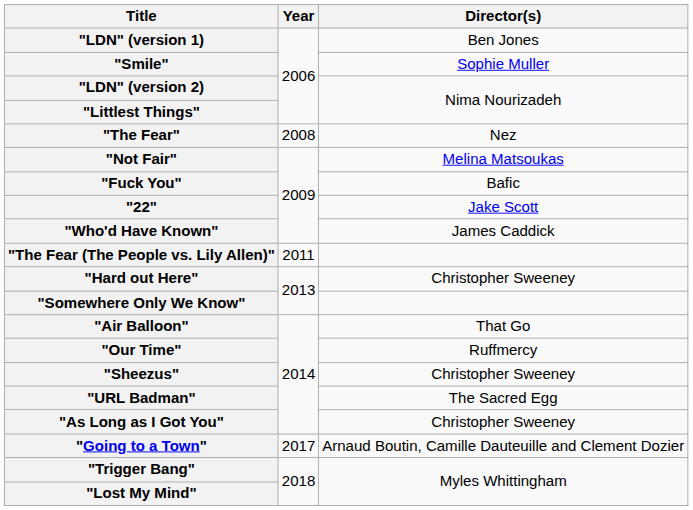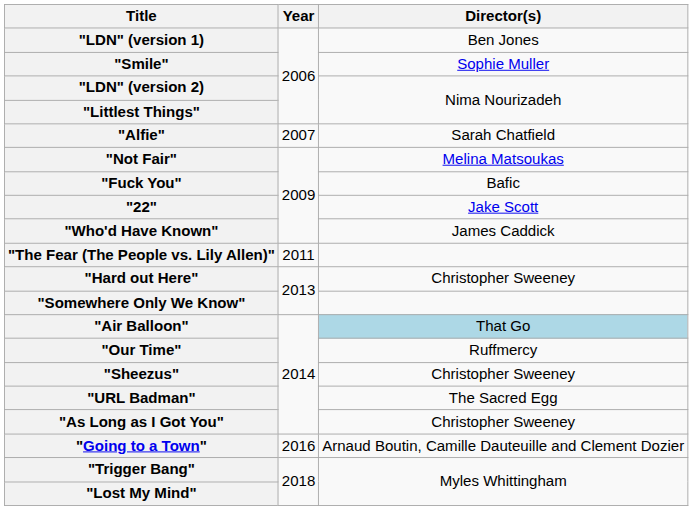+ row: (141, 135)
- row: (141, 135)
(503, 326) no background -> (503, 326) lightblue background
(299, 445) 2017 -> (299, 445) 2016
